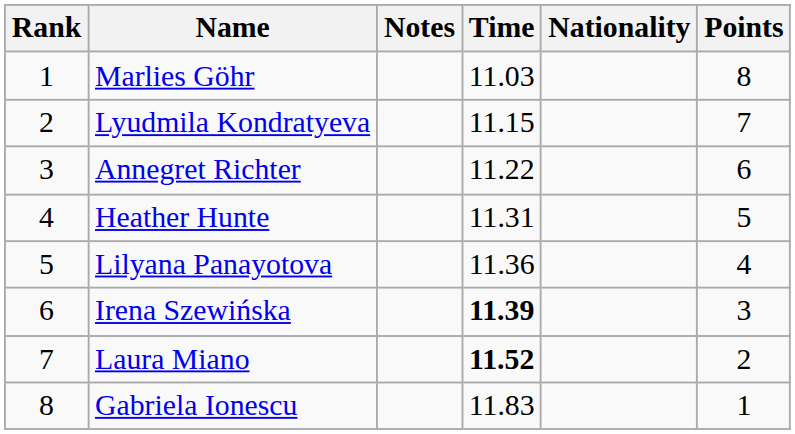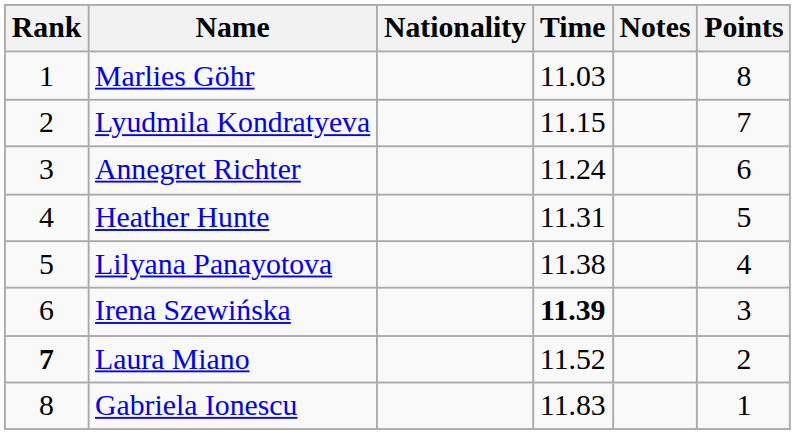columns swapped: (619, 28) <-> (419, 28)
(502, 169) 11.22 -> (573, 169) 11.24
(502, 264) 11.36 -> (573, 264) 11.38
(47, 358) normal -> (47, 358) bold
(502, 358) bold -> (573, 358) normal
